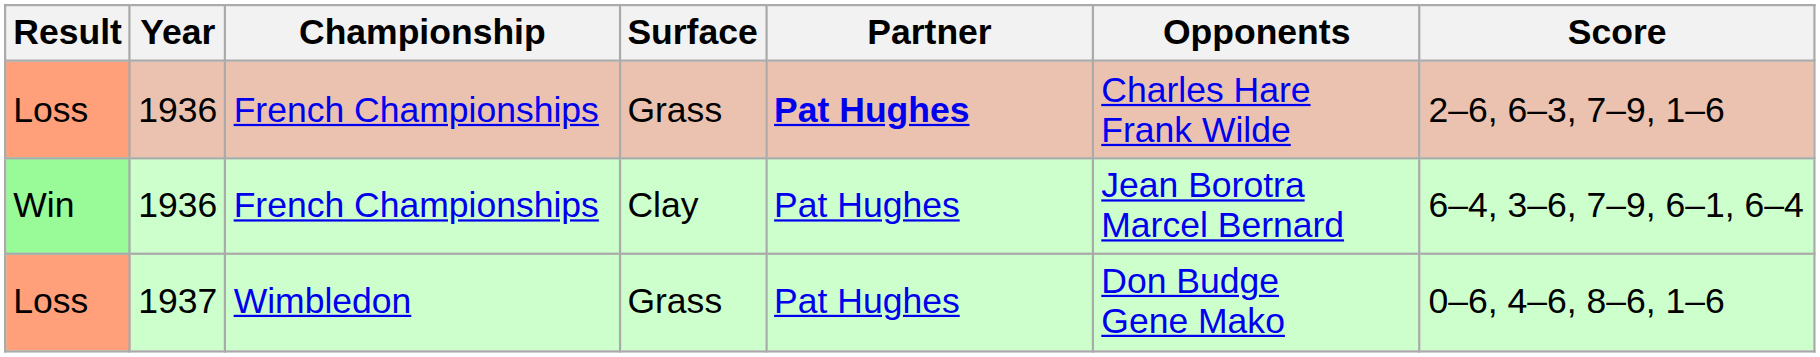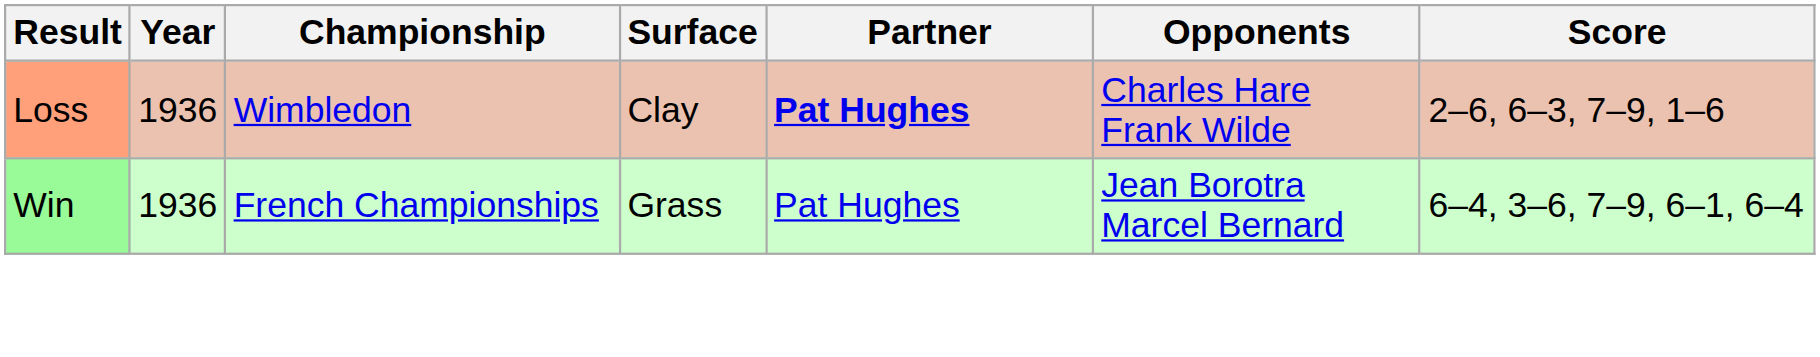(416, 108) French Championships -> (322, 108) Wimbledon
(675, 108) Grass -> (663, 108) Clay
(663, 205) Clay -> (675, 205) Grass
- row: (51, 301)
